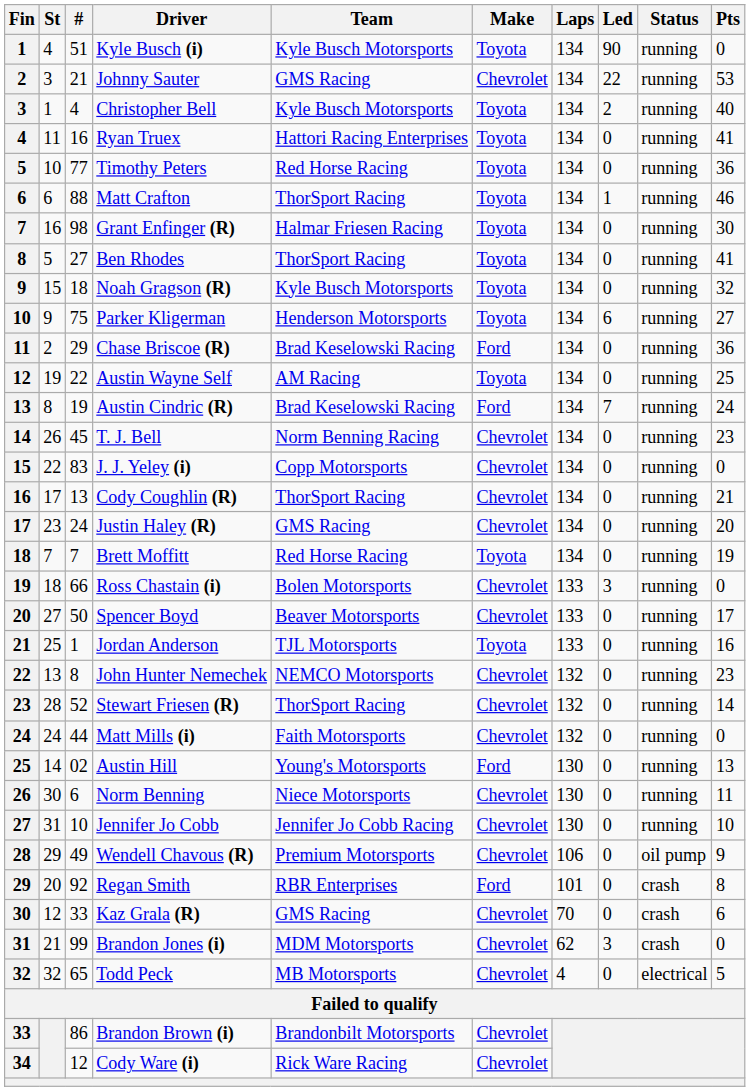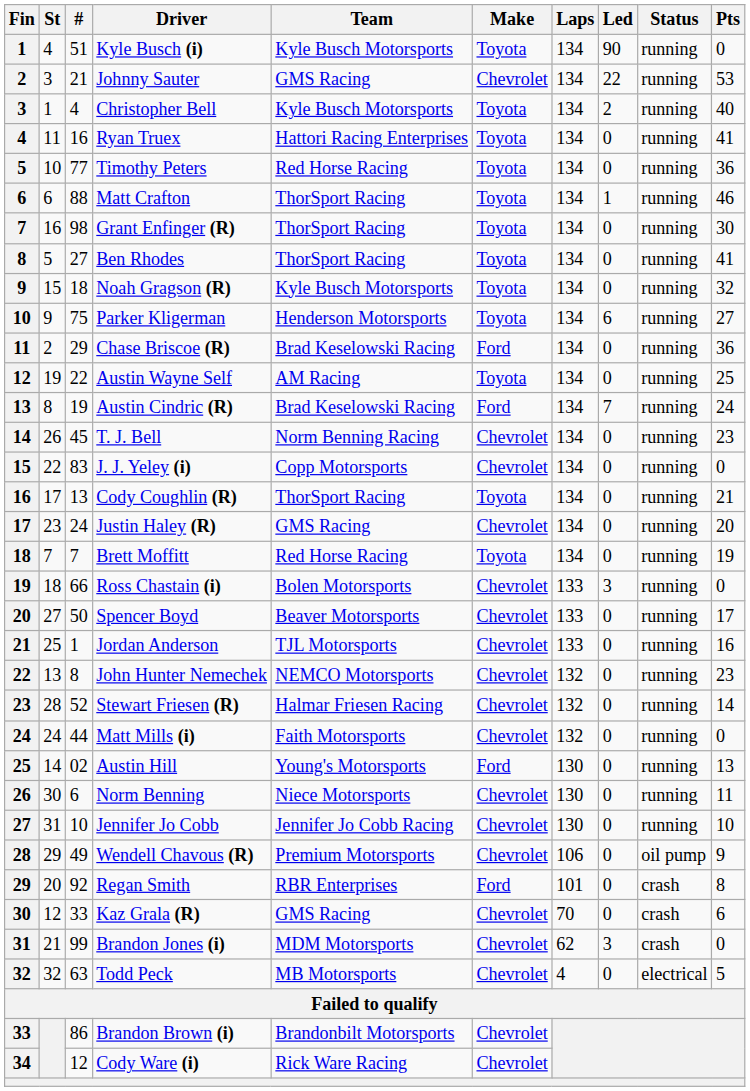(359, 228) Halmar Friesen Racing -> (340, 228) ThorSport Racing
(512, 496) Chevrolet -> (501, 496) Toyota
(501, 645) Toyota -> (512, 645) Chevrolet
(340, 705) ThorSport Racing -> (359, 705) Halmar Friesen Racing
(79, 973) 65 -> (79, 973) 63
